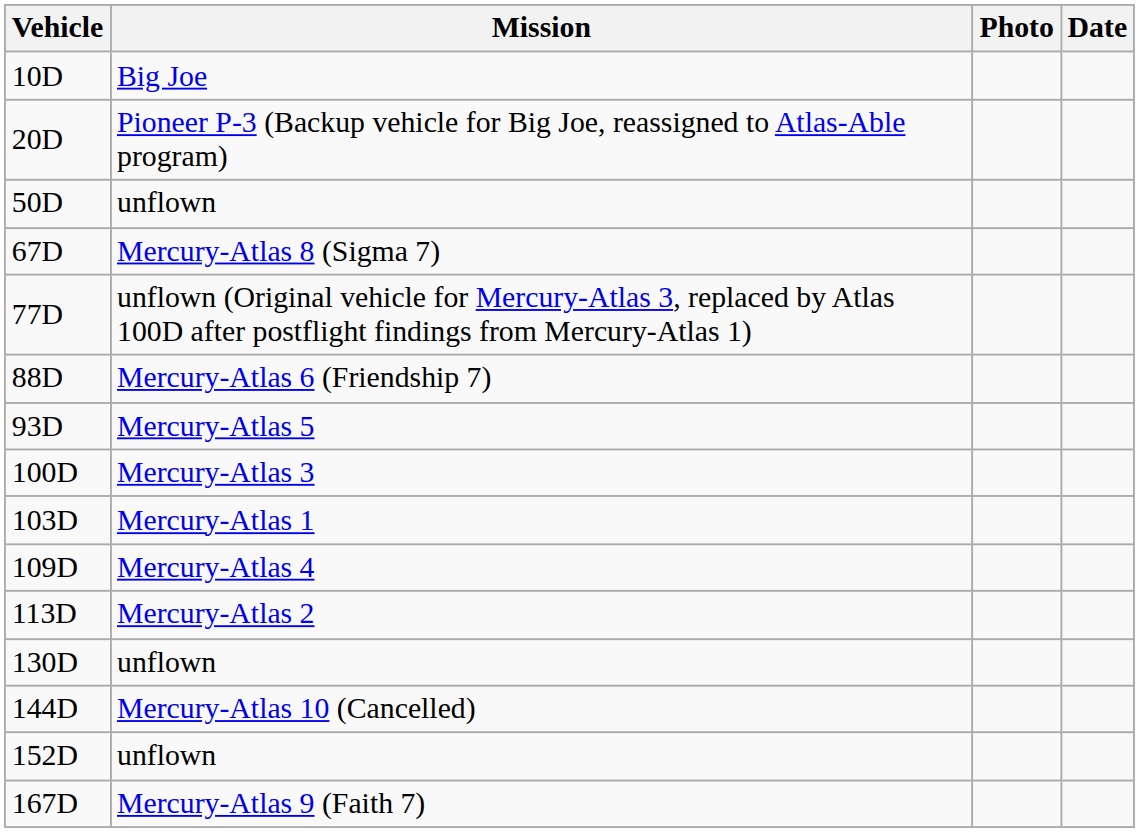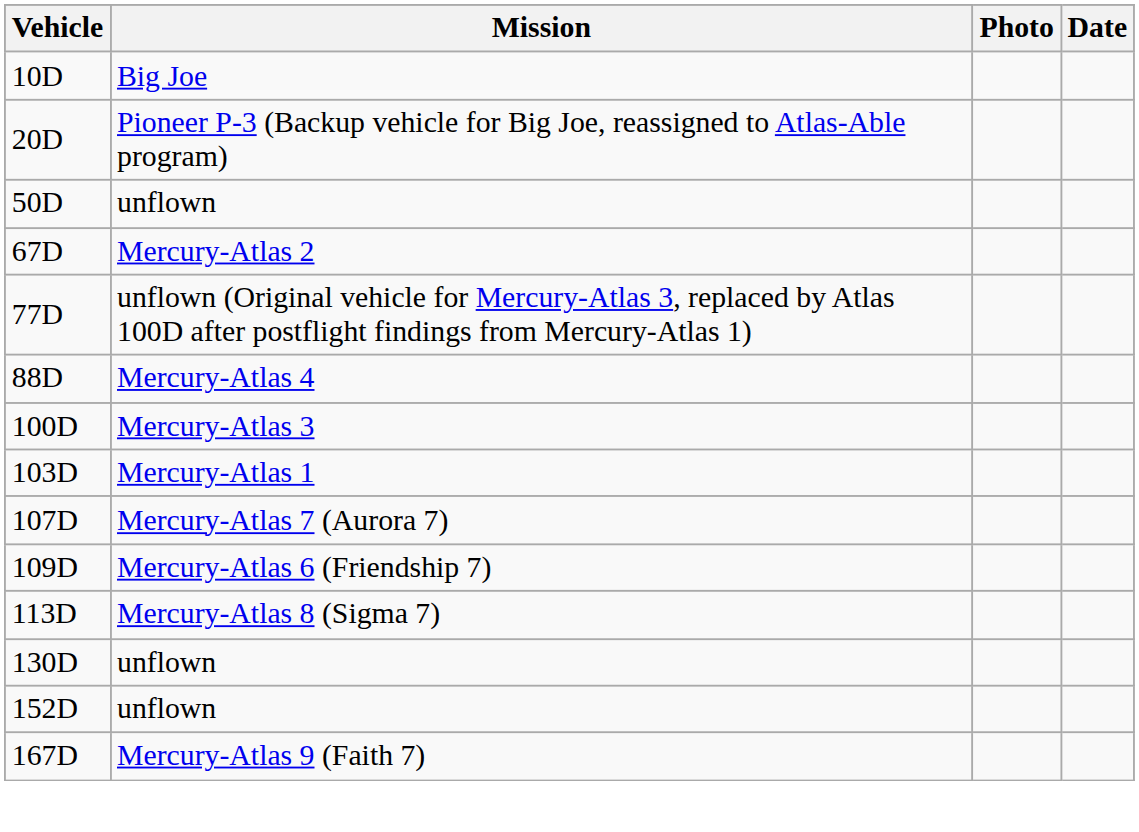(279, 250) Mercury-Atlas 8 (Sigma 7) -> (216, 250) Mercury-Atlas 2
(304, 378) Mercury-Atlas 6 (Friendship 7) -> (216, 378) Mercury-Atlas 4
- row: (37, 425)
+ row: (45, 519)
(216, 567) Mercury-Atlas 4 -> (304, 567) Mercury-Atlas 6 (Friendship 7)
(216, 614) Mercury-Atlas 2 -> (279, 614) Mercury-Atlas 8 (Sigma 7)
- row: (45, 708)
